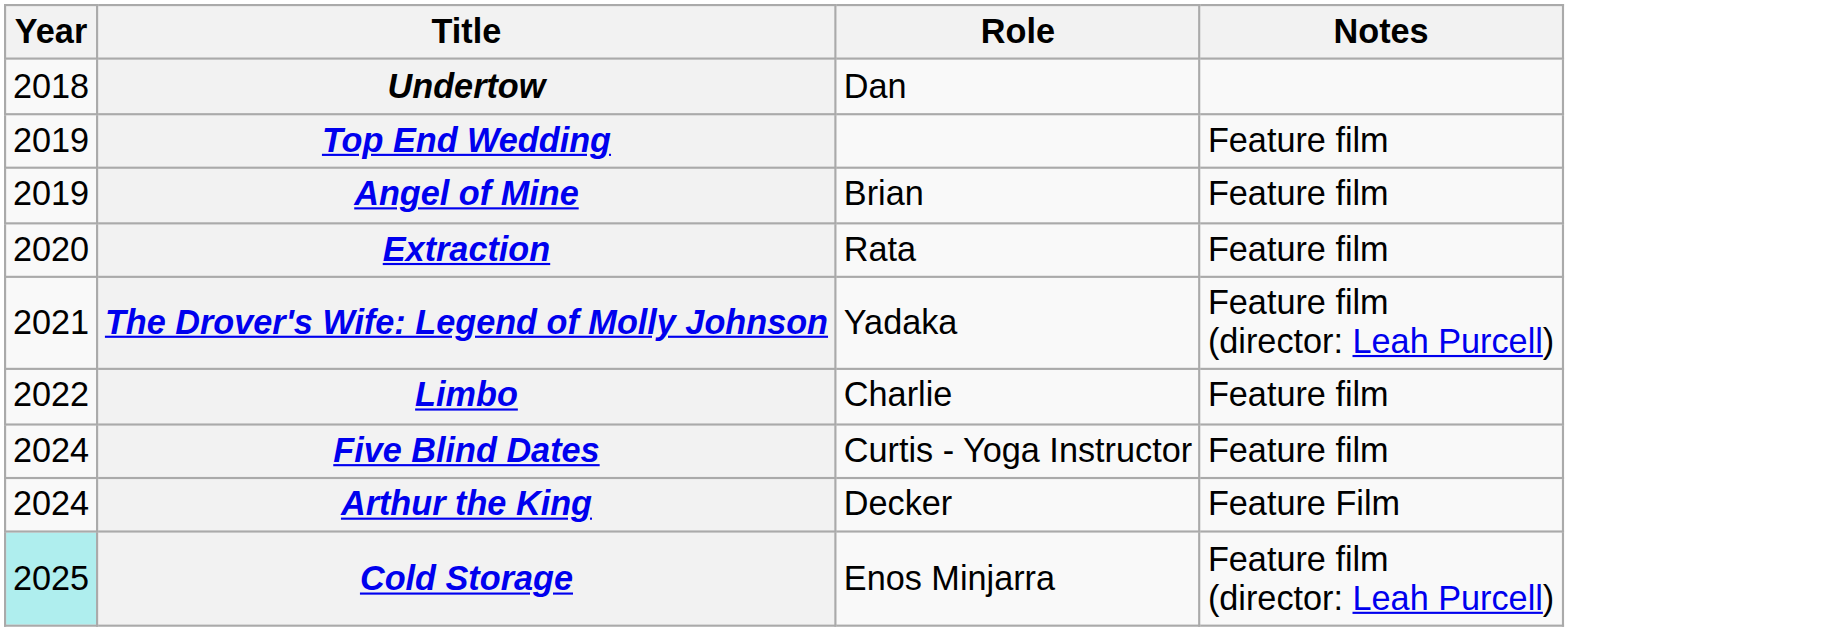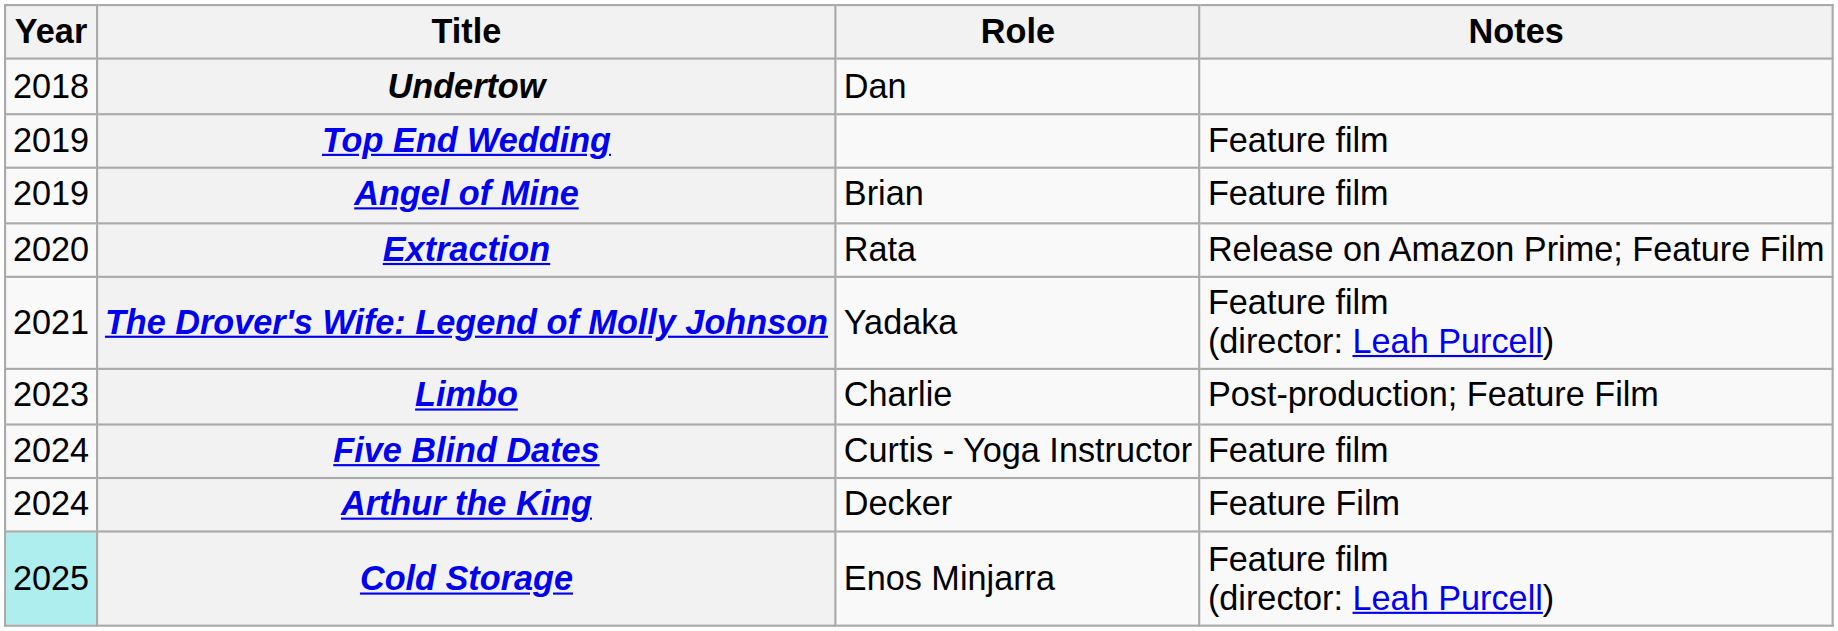(1298, 248) Feature film -> (1516, 248) Release on Amazon Prime; Feature Film
(51, 395) 2022 -> (51, 395) 2023
(1298, 395) Feature film -> (1433, 395) Post-production; Feature Film
